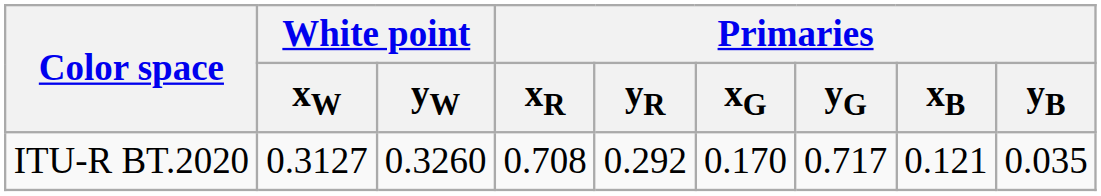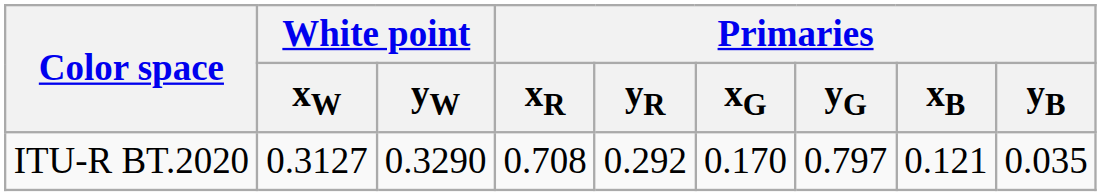(436, 160) 0.3260 -> (436, 160) 0.3290
(846, 160) 0.717 -> (846, 160) 0.797
